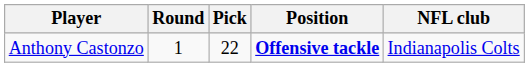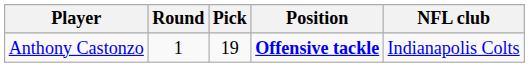(230, 47) 22 -> (230, 47) 19
